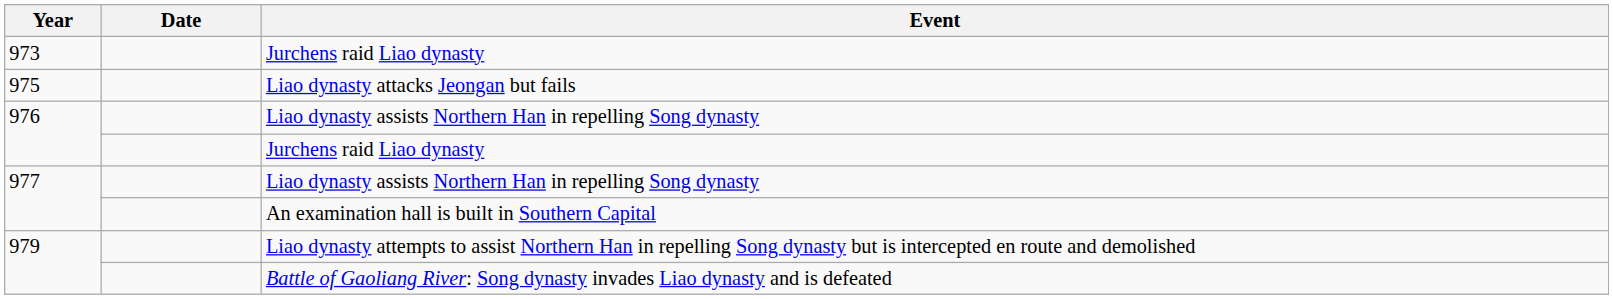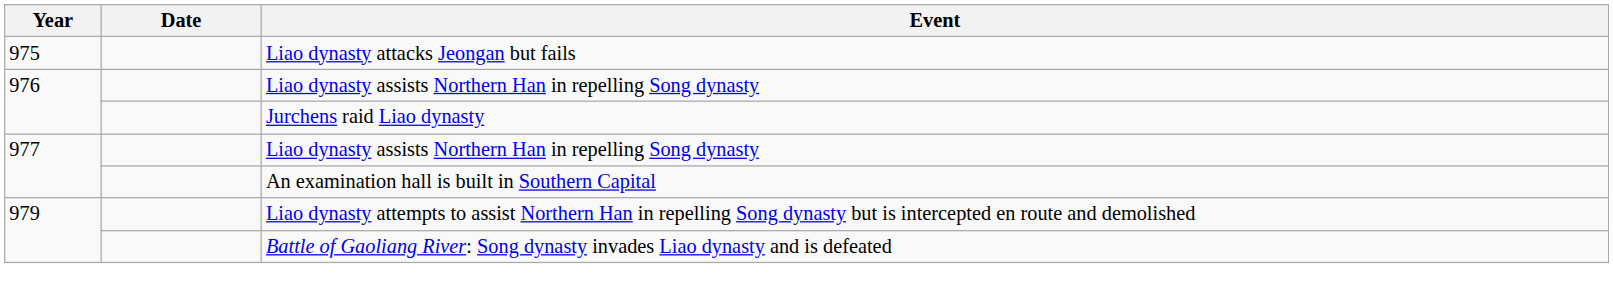- row: (25, 52)
